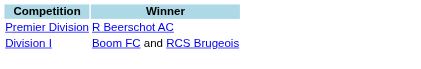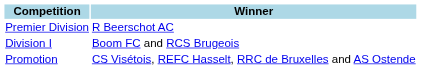+ row: (31, 59)
